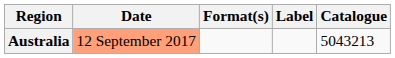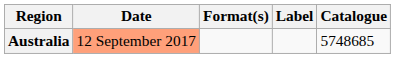(347, 41) 5043213 -> (347, 41) 5748685
